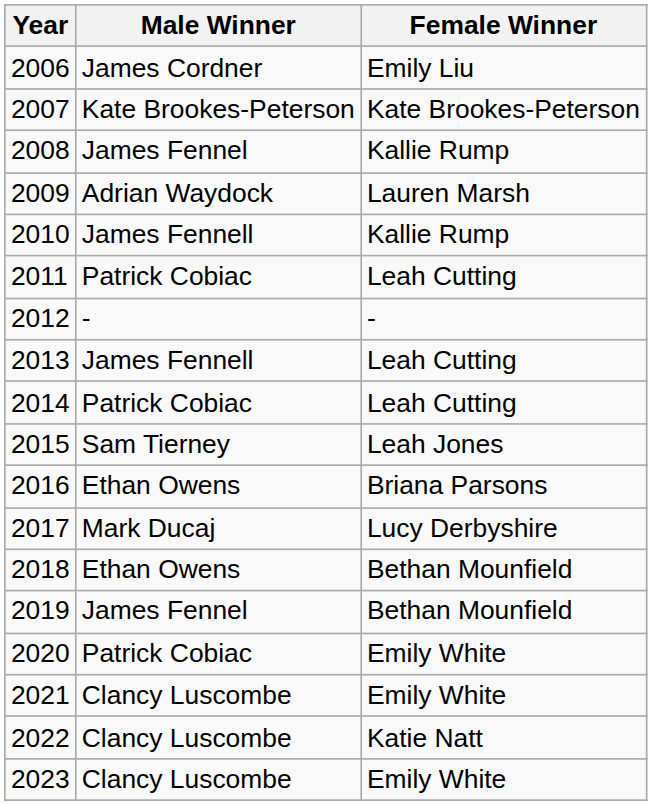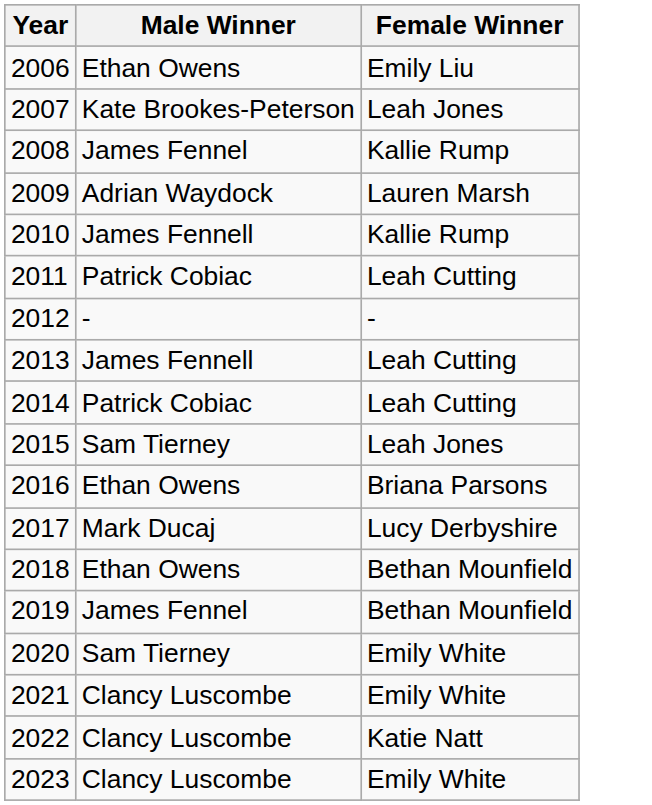(172, 67) James Cordner -> (161, 67) Ethan Owens
(503, 109) Kate Brookes-Peterson -> (435, 109) Leah Jones
(167, 653) Patrick Cobiac -> (156, 653) Sam Tierney
